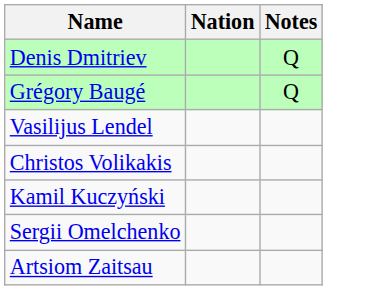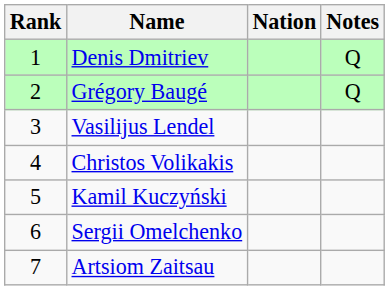+ column: (36, 22)
